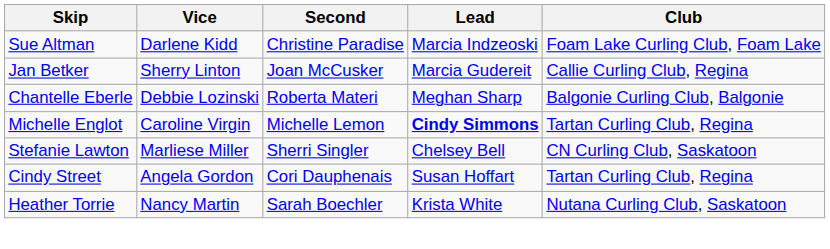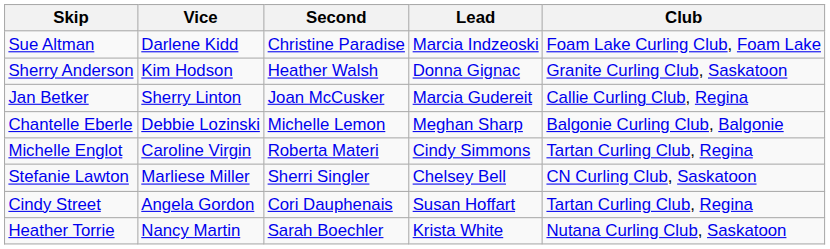+ row: (71, 71)
(322, 97) Roberta Materi -> (326, 124) Michelle Lemon
(326, 124) Michelle Lemon -> (323, 151) Roberta Materi
(475, 124) bold -> (471, 151) normal
